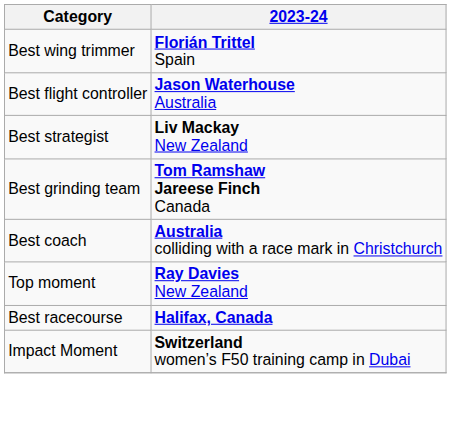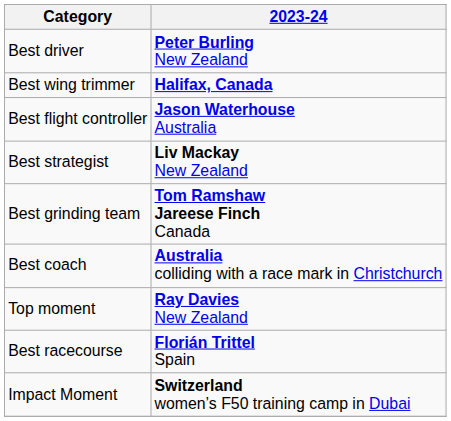+ row: (46, 51)
(205, 51) Florián Trittel Spain -> (214, 85) Halifax, Canada
(214, 317) Halifax, Canada -> (205, 351) Florián Trittel Spain
